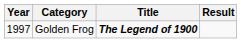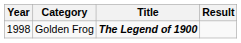(19, 29) 1997 -> (19, 29) 1998
